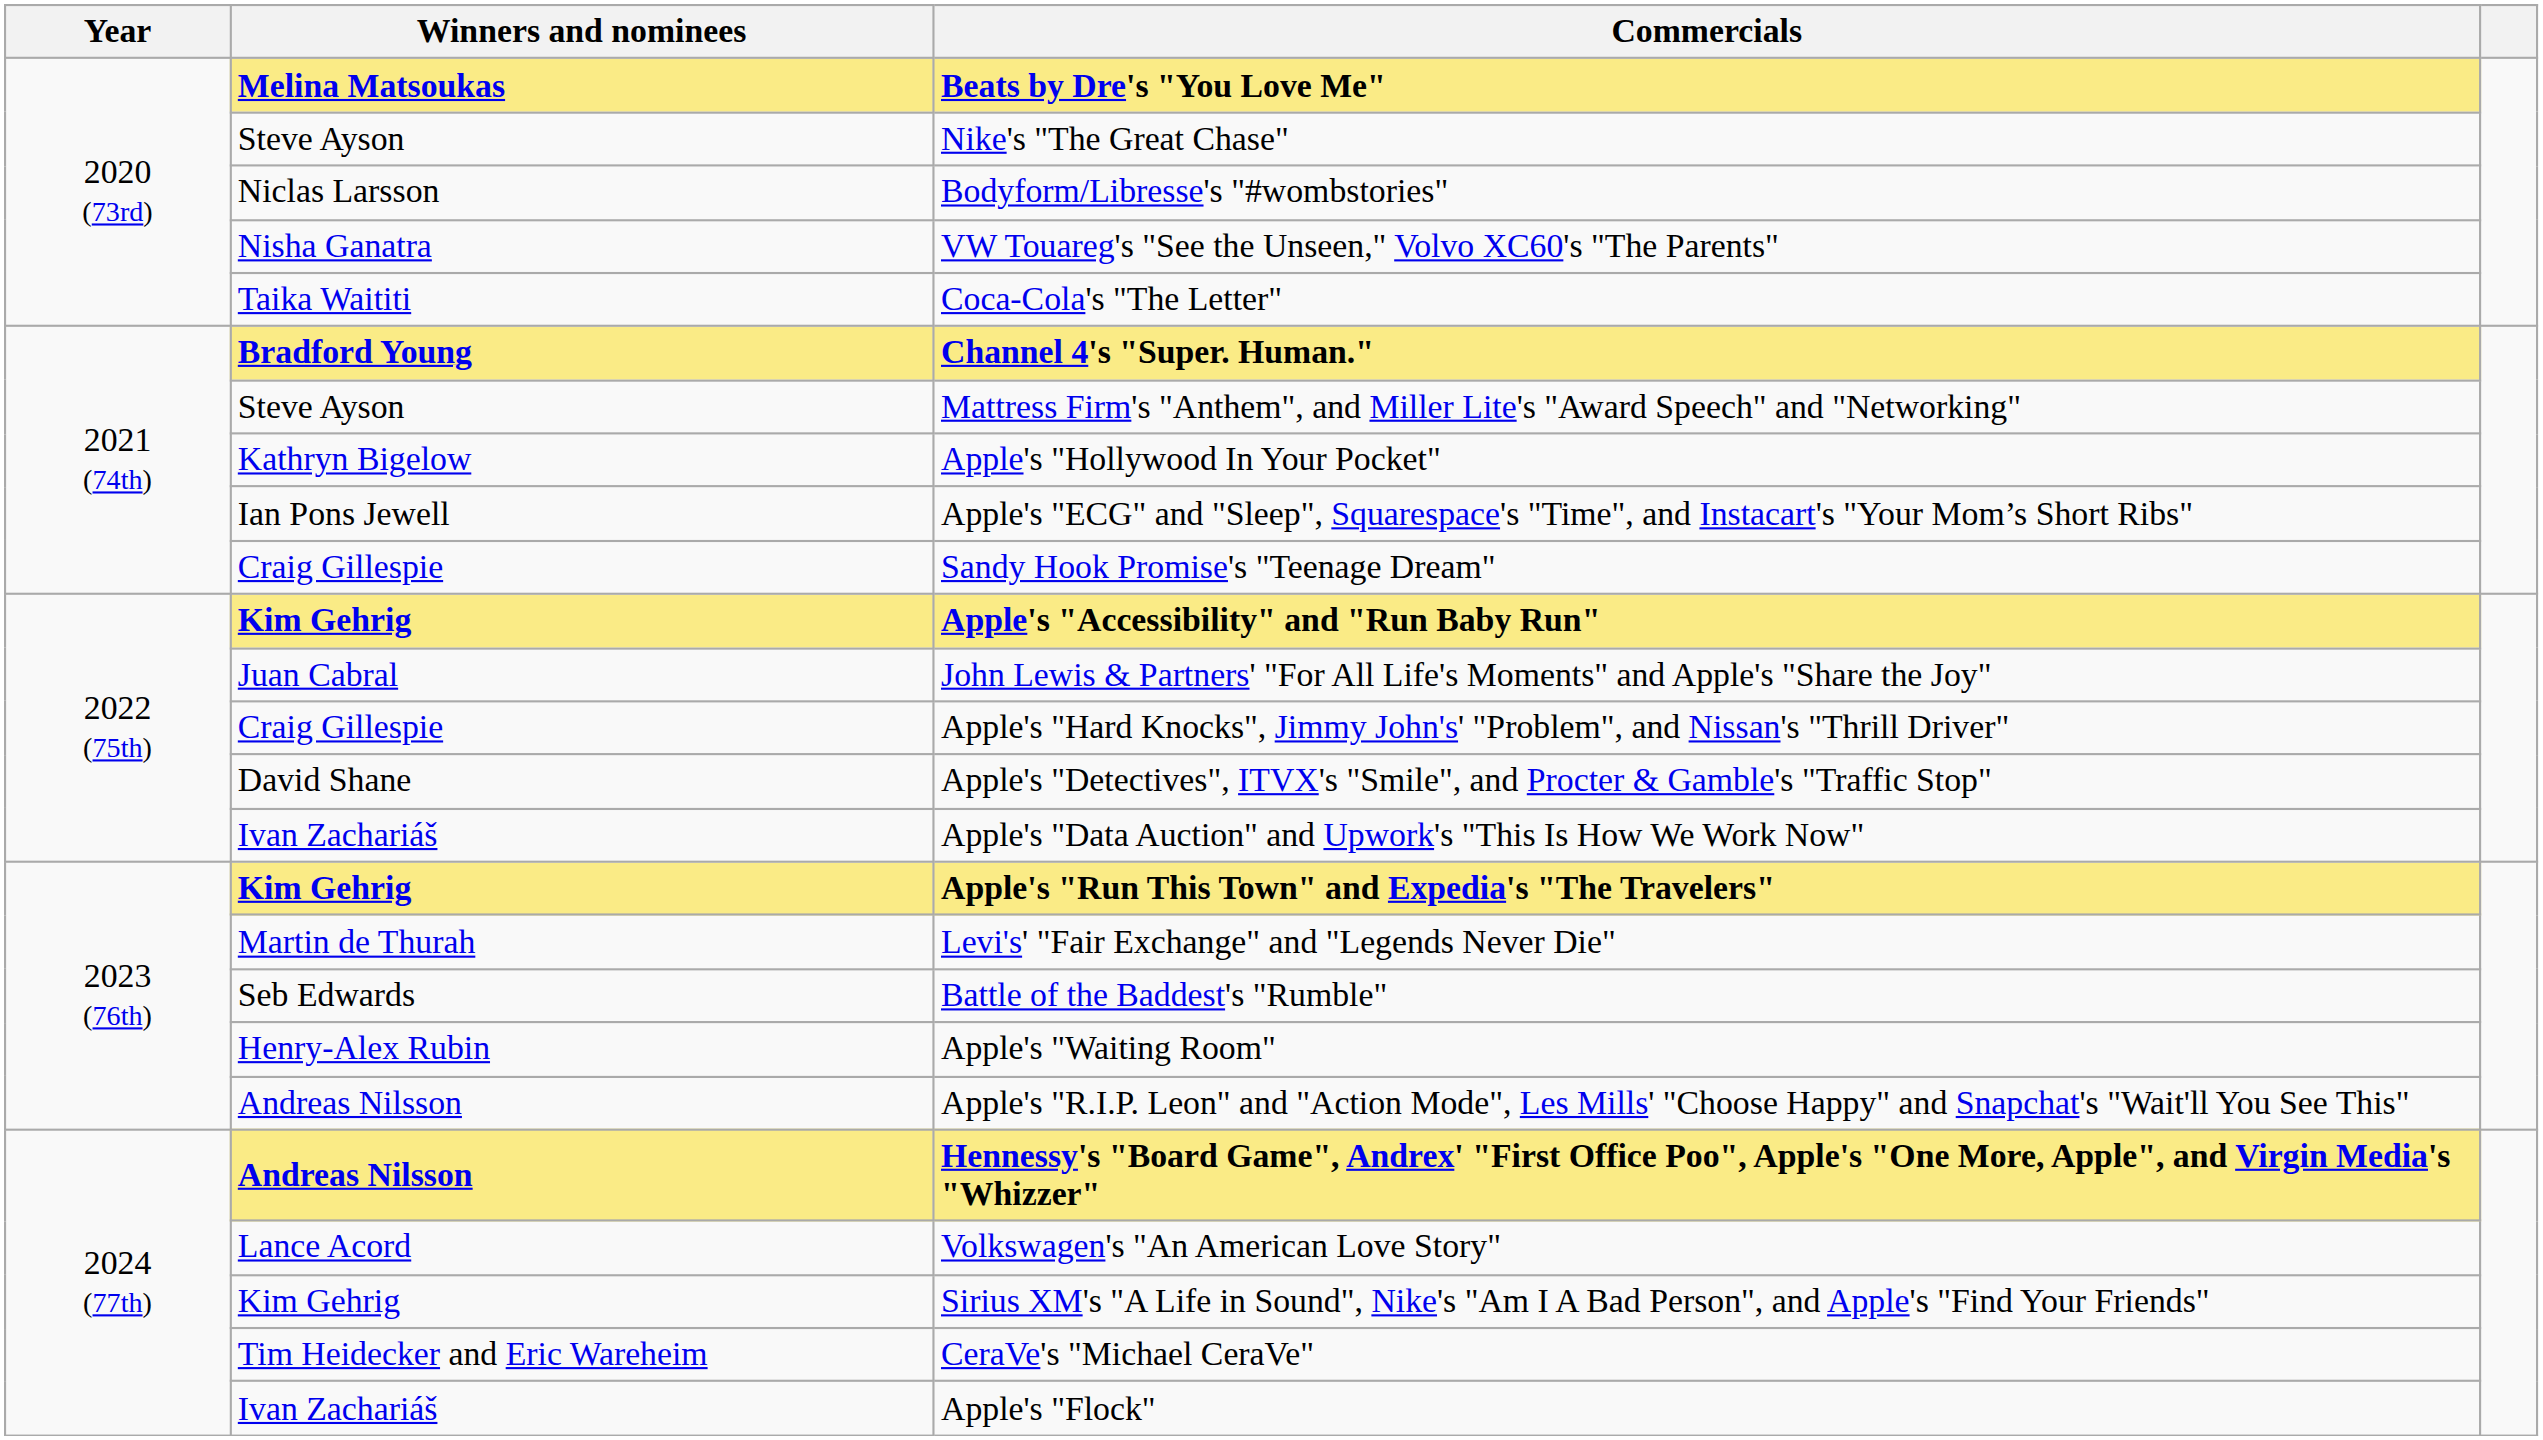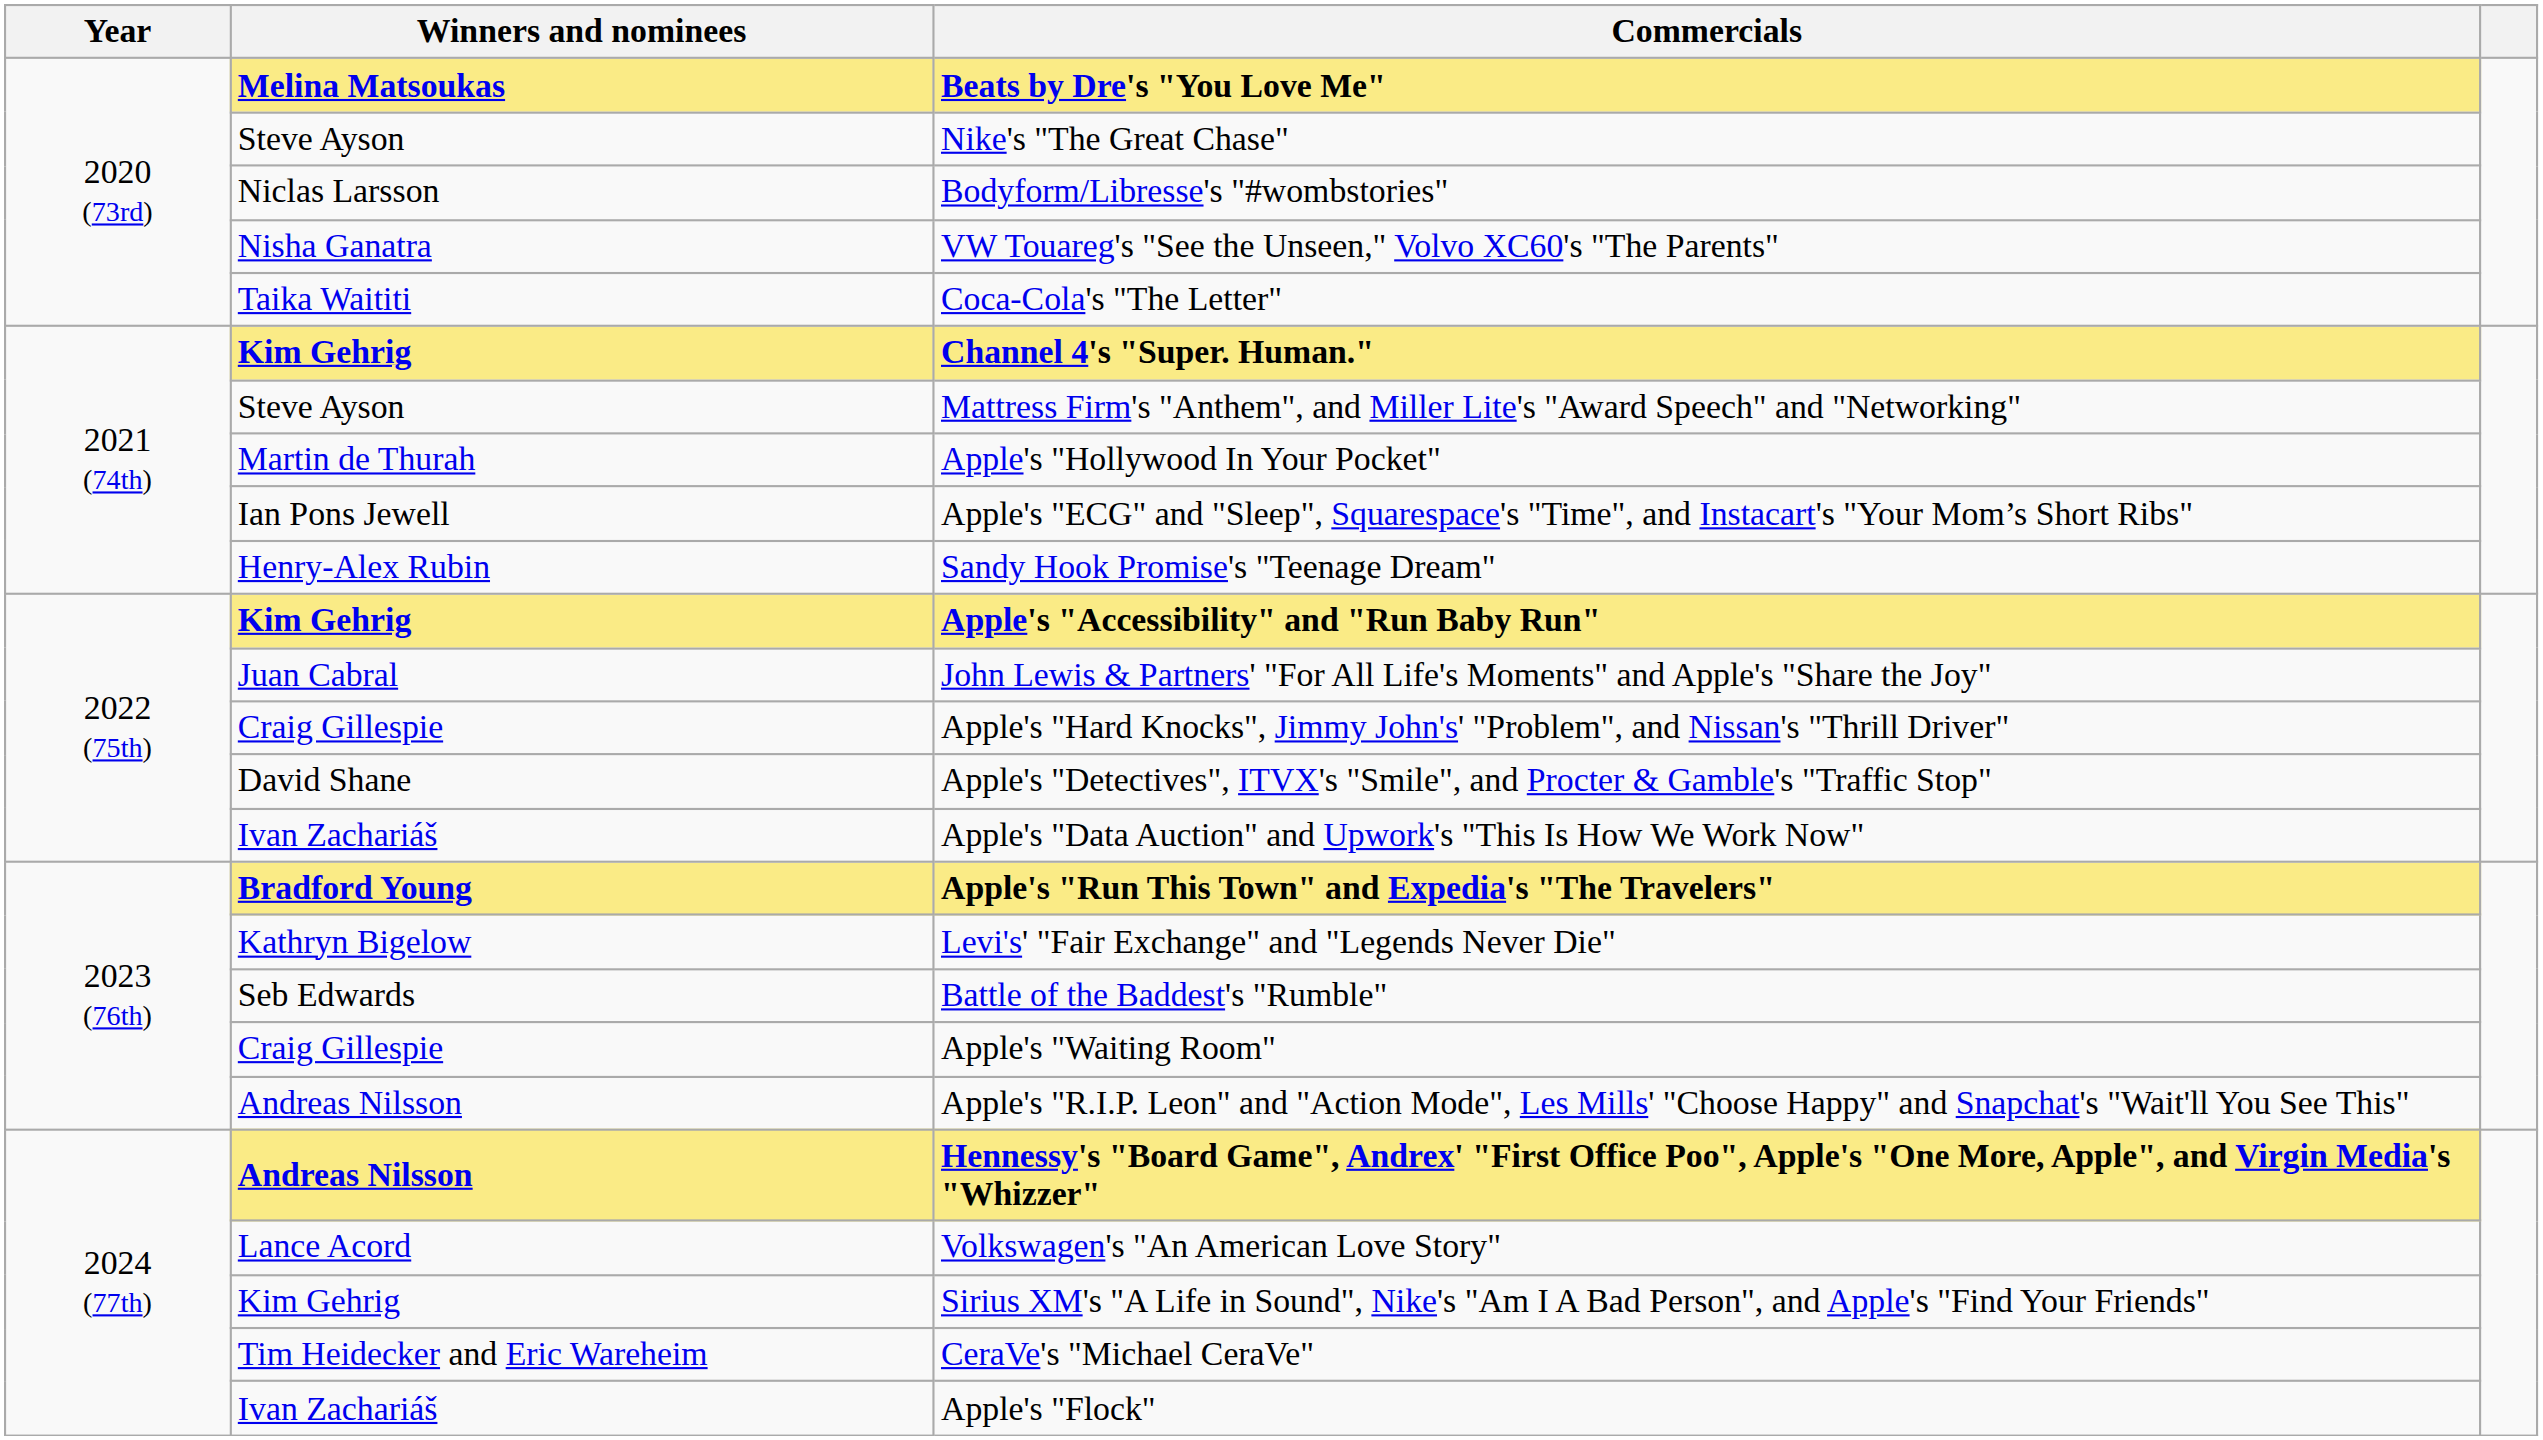(355, 352) Bradford Young -> (325, 352) Kim Gehrig
(355, 459) Kathryn Bigelow -> (357, 459) Martin de Thurah
(340, 566) Craig Gillespie -> (364, 566) Henry-Alex Rubin
(325, 887) Kim Gehrig -> (355, 887) Bradford Young
(357, 941) Martin de Thurah -> (355, 941) Kathryn Bigelow
(364, 1048) Henry-Alex Rubin -> (340, 1048) Craig Gillespie
